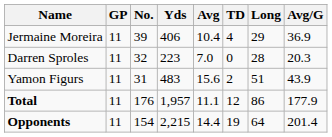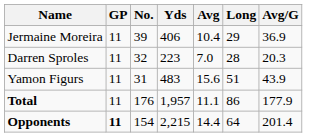- column: (236, 15)
(115, 121) normal -> (115, 121) bold
